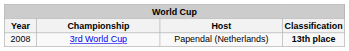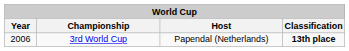(20, 40) 2008 -> (20, 40) 2006
